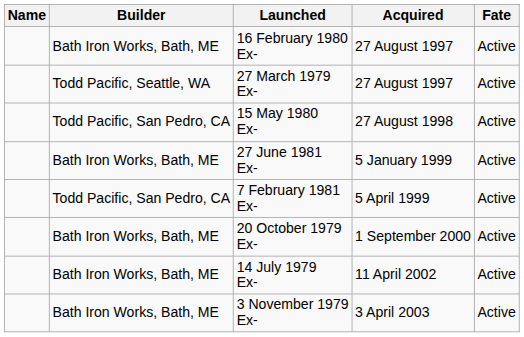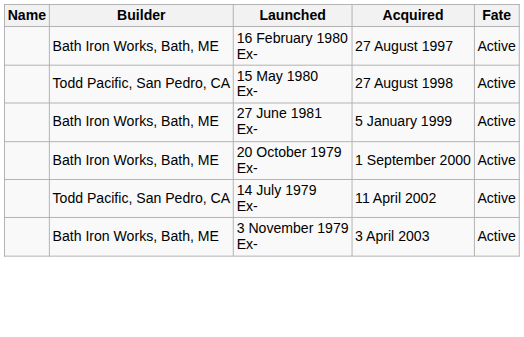- row: (284, 84)
- row: (288, 198)
(136, 274) Bath Iron Works, Bath, ME -> (141, 198) Todd Pacific, San Pedro, CA
